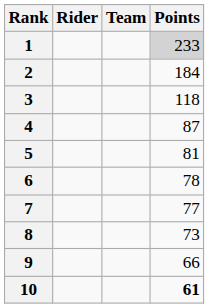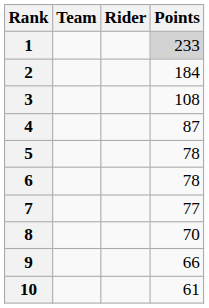columns swapped: (77, 18) <-> (126, 18)
(187, 99) 118 -> (187, 99) 108
(191, 153) 81 -> (191, 153) 78
(191, 235) 73 -> (191, 235) 70
(191, 289) bold -> (191, 289) normal
